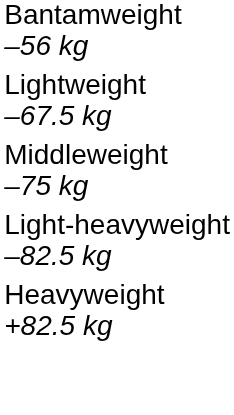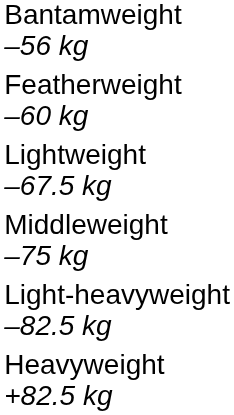+ row: (93, 100)
